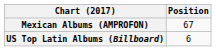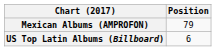(188, 25) 67 -> (188, 25) 79
